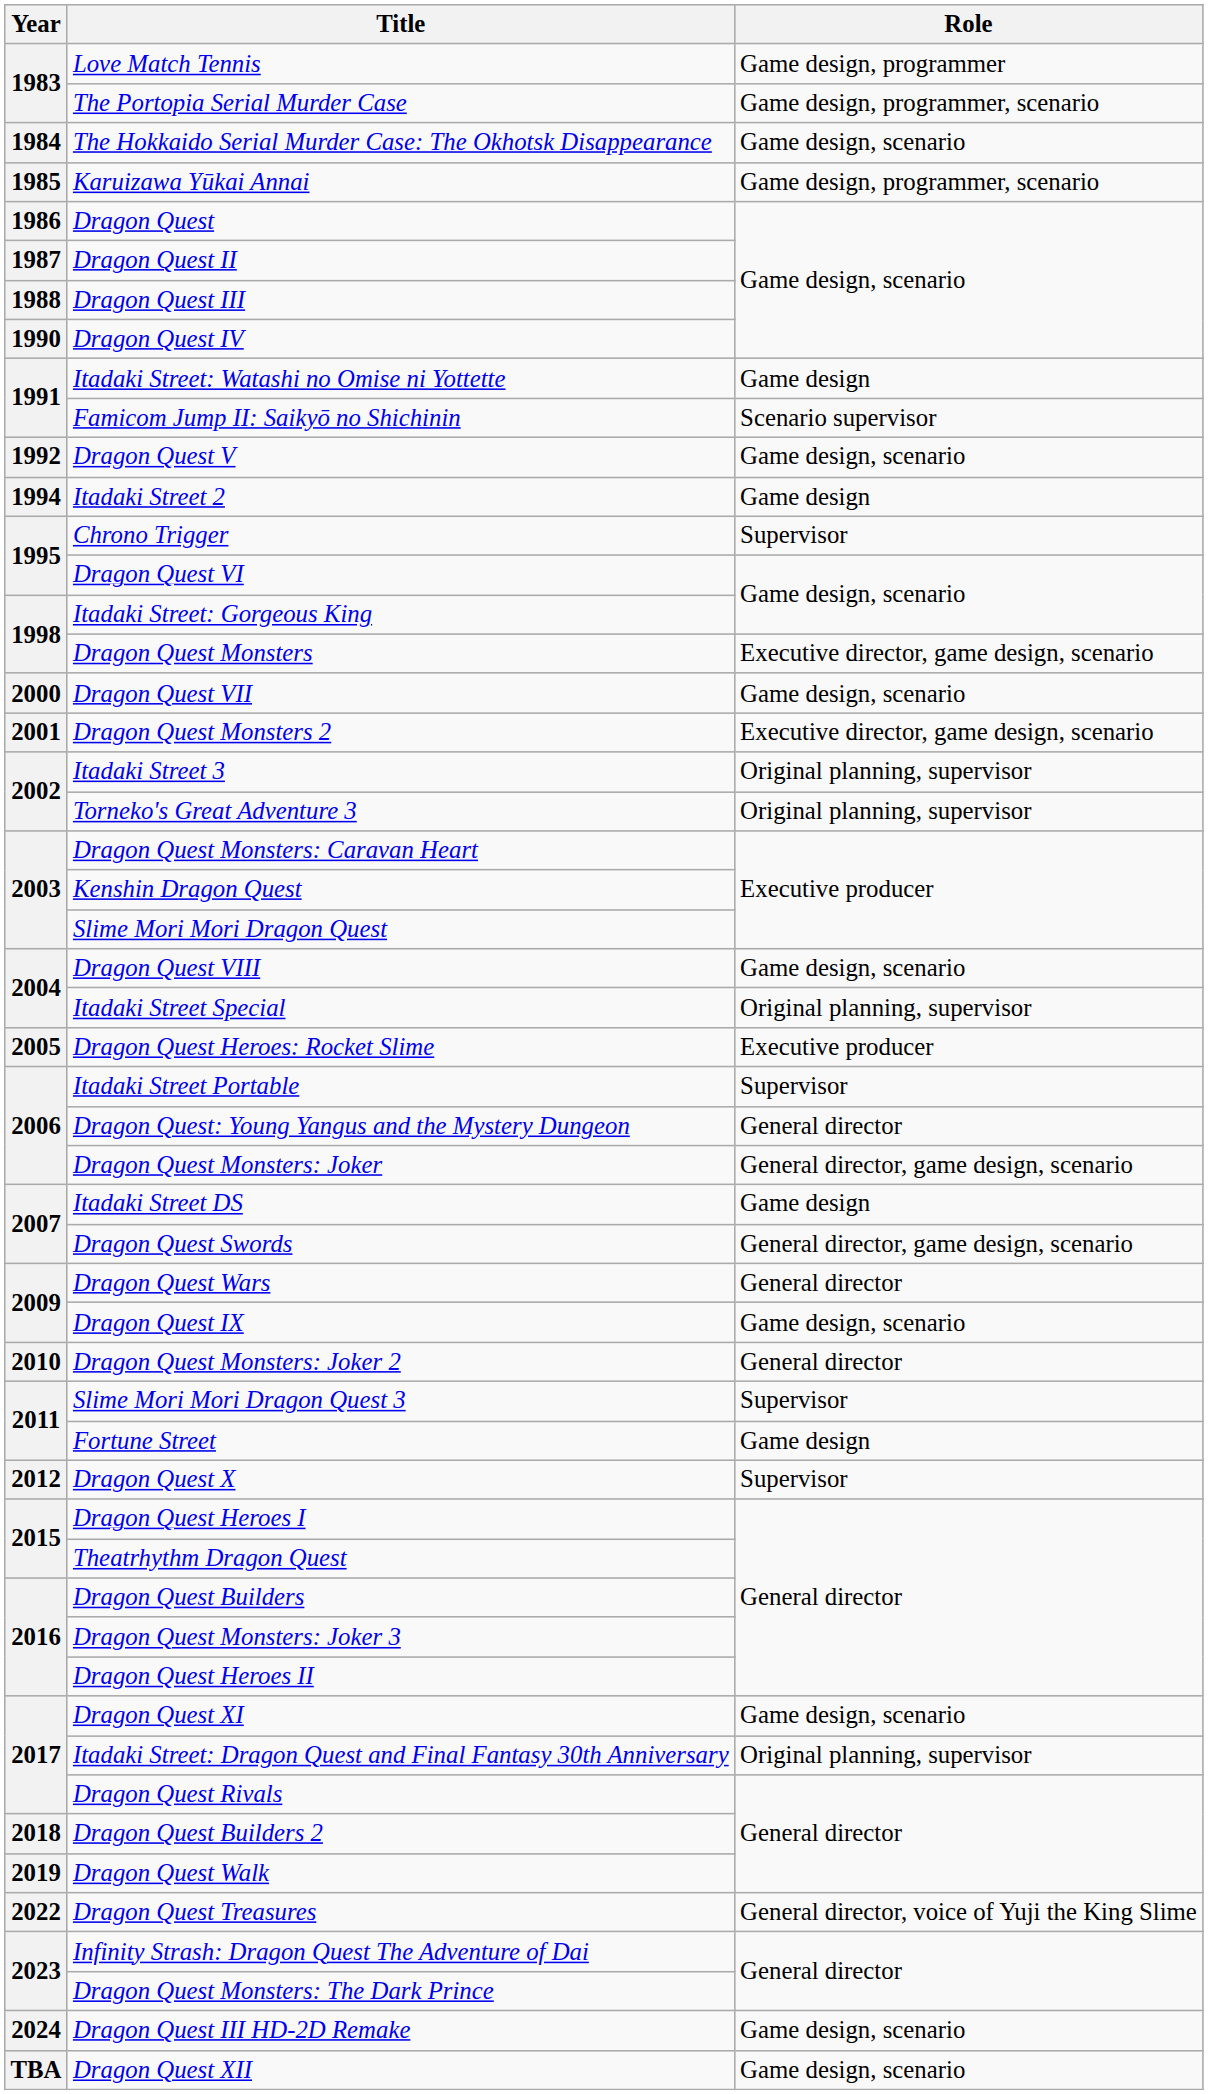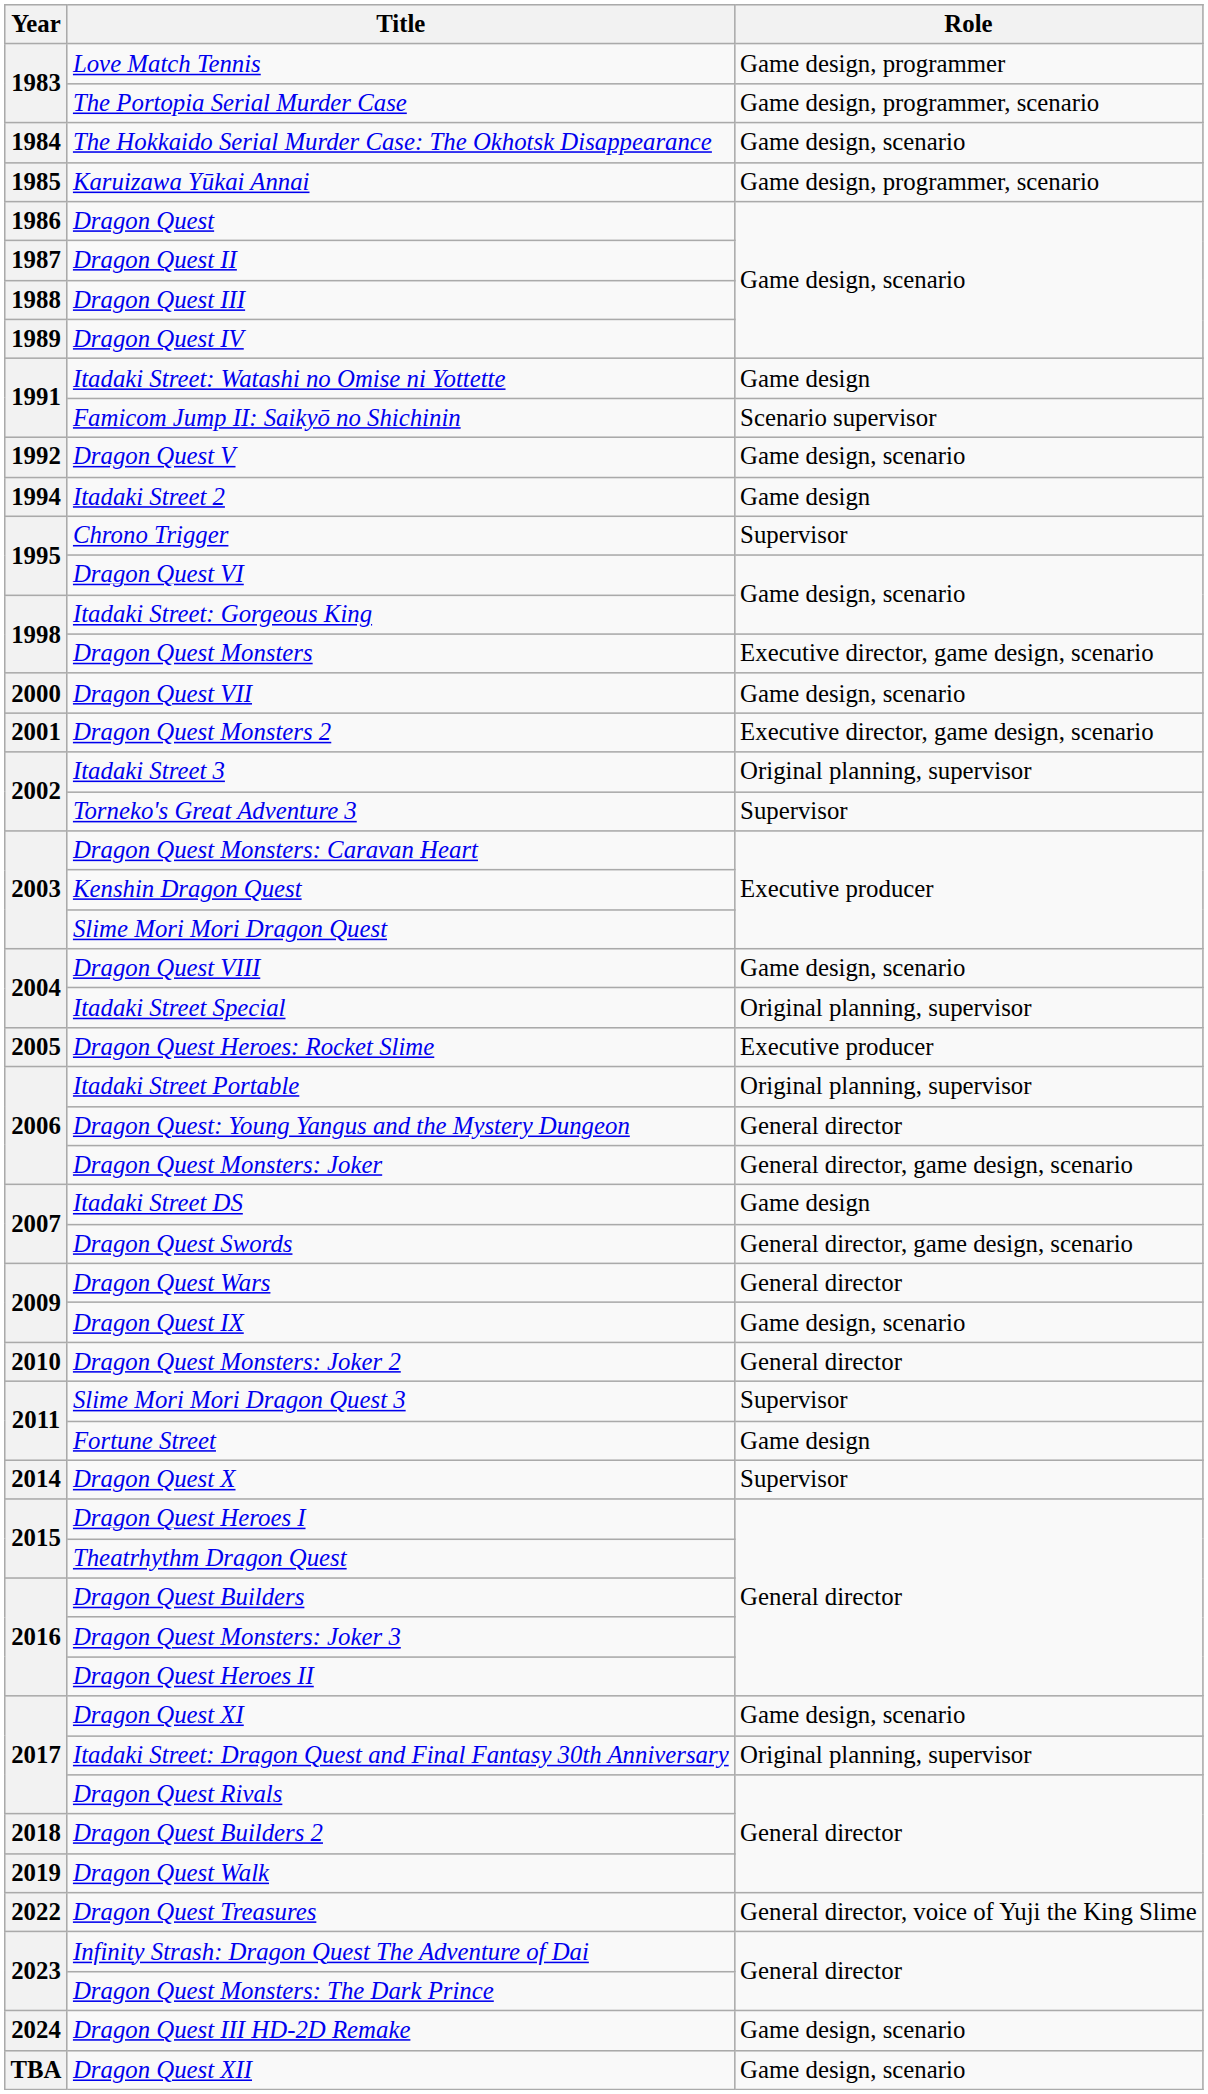(36, 338) 1990 -> (36, 338) 1989
(886, 810) Original planning, supervisor -> (794, 810) Supervisor
(794, 1086) Supervisor -> (886, 1086) Original planning, supervisor
(36, 1479) 2012 -> (36, 1479) 2014
